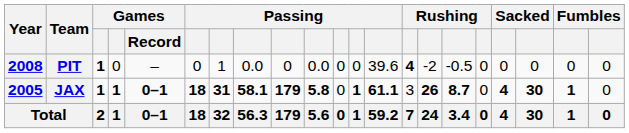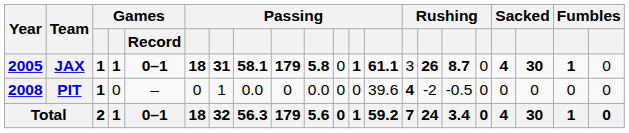rows swapped: (69, 90) <-> (69, 66)
